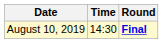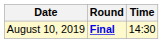columns swapped: (103, 13) <-> (139, 13)
